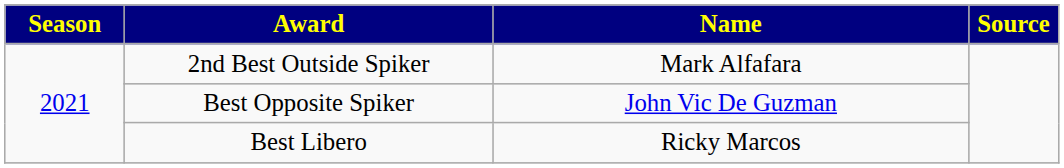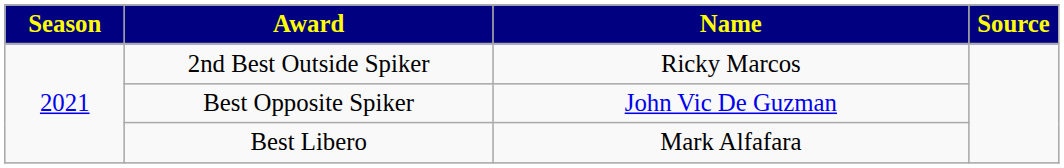(731, 63) Mark Alfafara -> (731, 63) Ricky Marcos
(731, 142) Ricky Marcos -> (731, 142) Mark Alfafara
